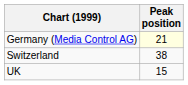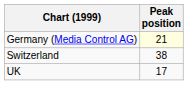(161, 71) 15 -> (161, 71) 17
